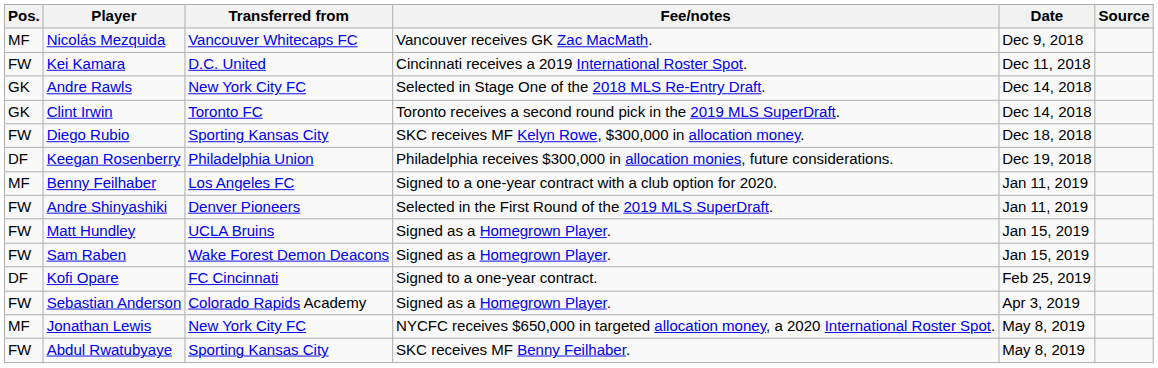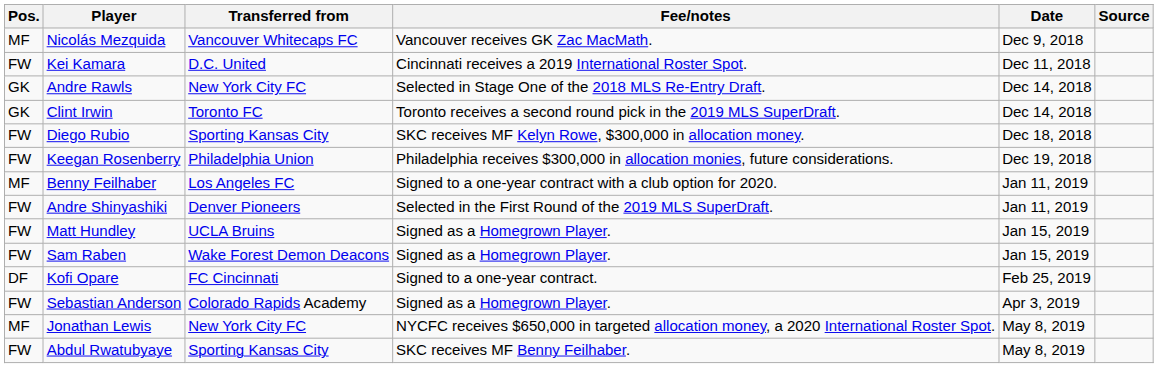(18, 159) DF -> (20, 159) FW
